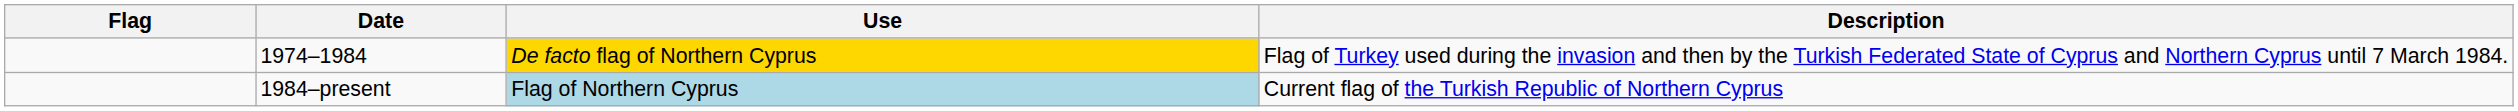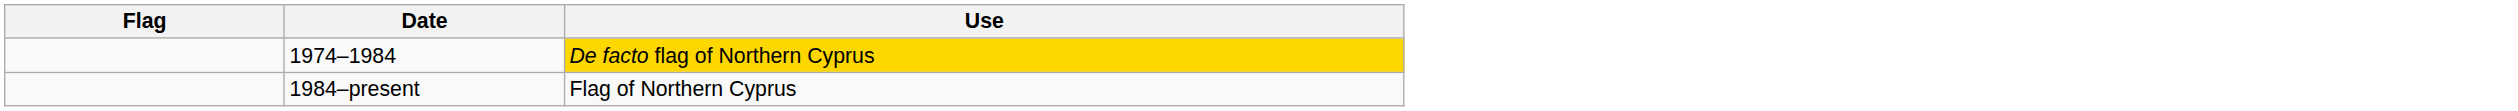- column: (1886, 21)
(625, 88) lightblue background -> (683, 88) no background
